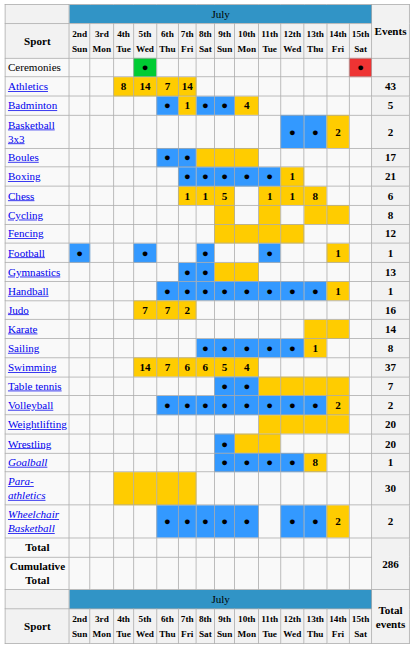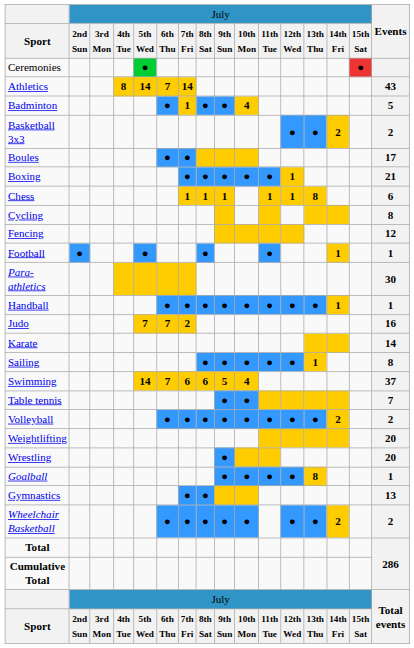(225, 196) 5 -> (225, 196) 1
rows swapped: (34, 272) <-> (27, 488)
